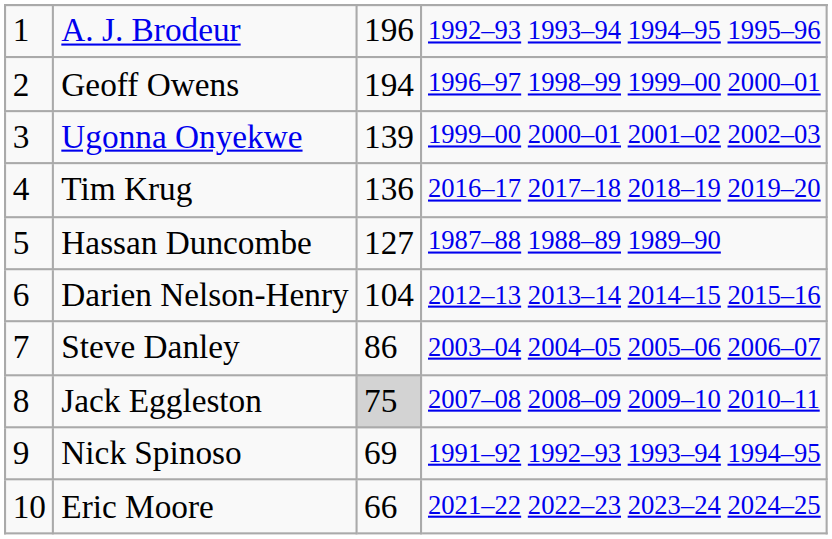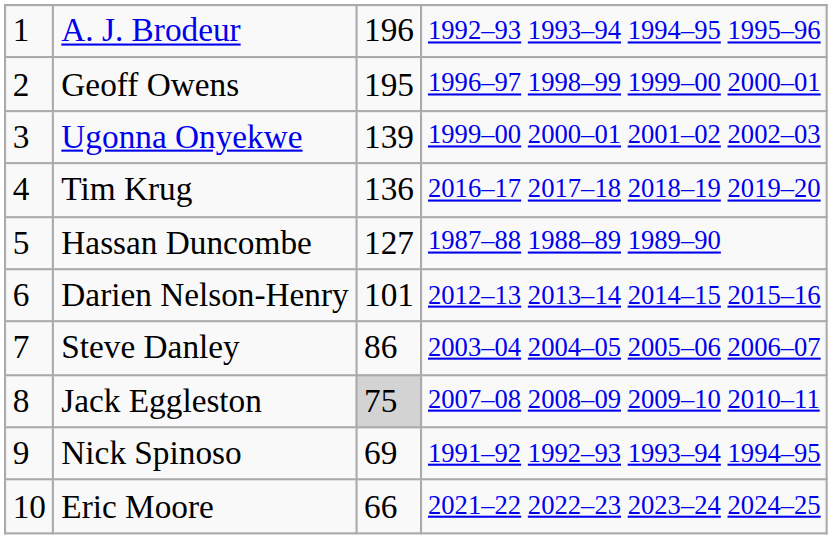(389, 83) 194 -> (389, 83) 195
(389, 294) 104 -> (389, 294) 101
